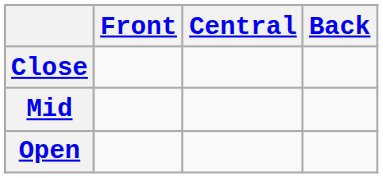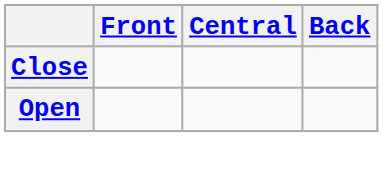- row: (49, 109)
